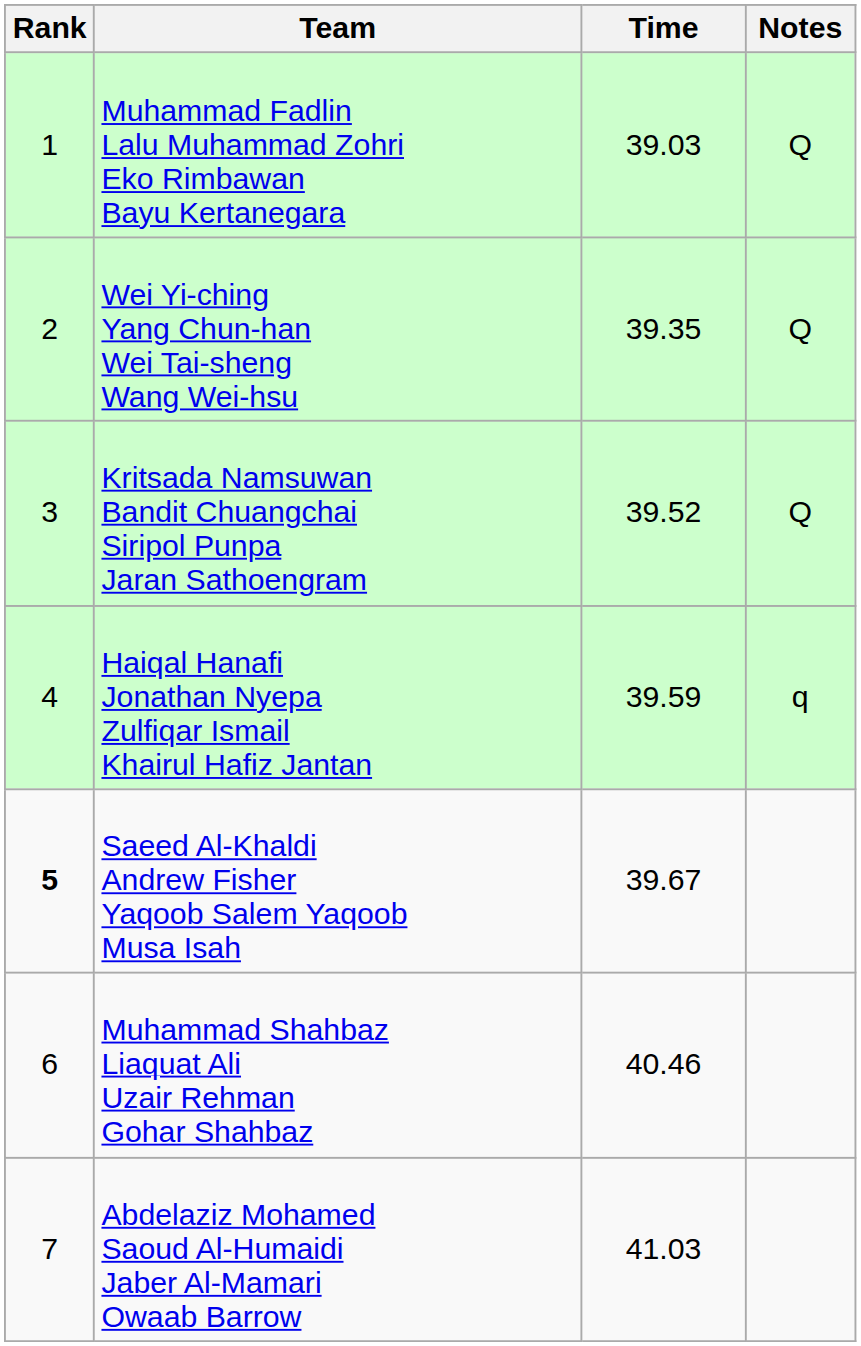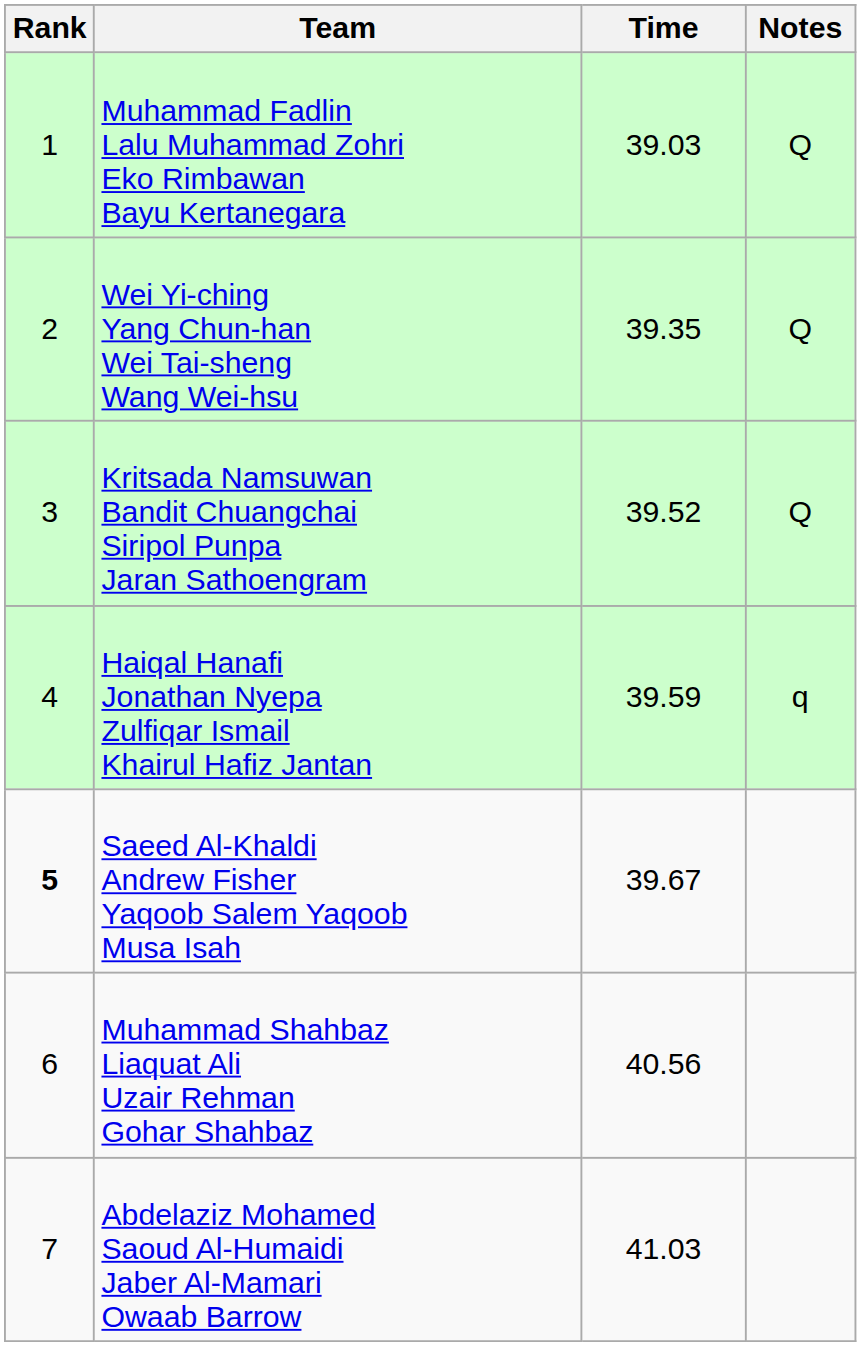(663, 1064) 40.46 -> (663, 1064) 40.56
